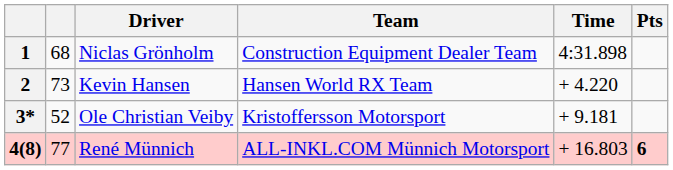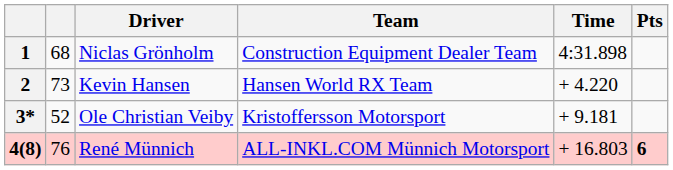(60, 149) 77 -> (60, 149) 76
